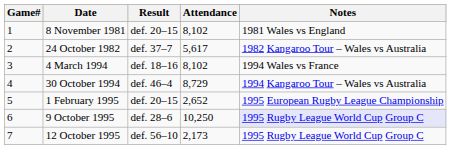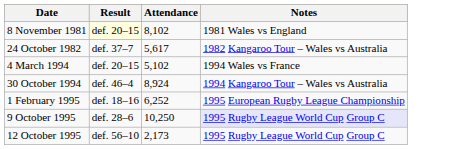- column: (24, 13)
(154, 30) no background -> (115, 30) lightyellow background
(154, 65) def. 18–16 -> (115, 65) def. 20–15
(195, 65) 8,102 -> (156, 65) 5,102
(195, 83) 8,729 -> (156, 83) 8,924
(154, 100) def. 20–15 -> (115, 100) def. 18–16
(195, 100) 2,652 -> (156, 100) 6,252
